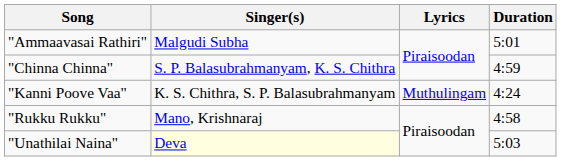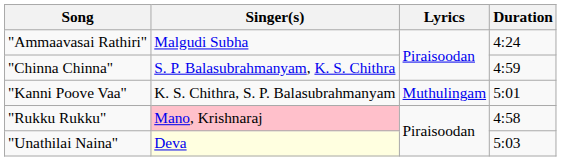(507, 42) 5:01 -> (507, 42) 4:24
(507, 93) 4:24 -> (507, 93) 5:01
(208, 118) no background -> (208, 118) pink background
